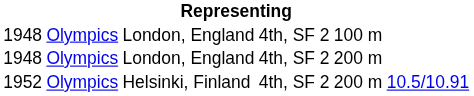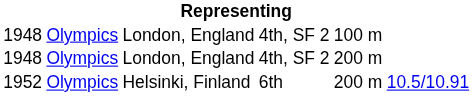(294, 82) 4th, SF 2 -> (271, 82) 6th
